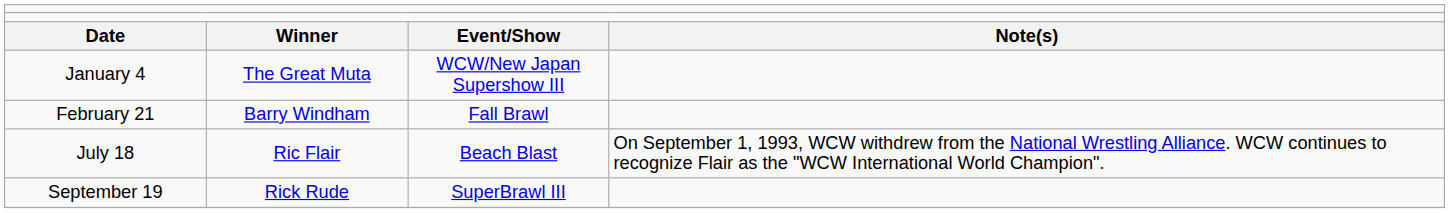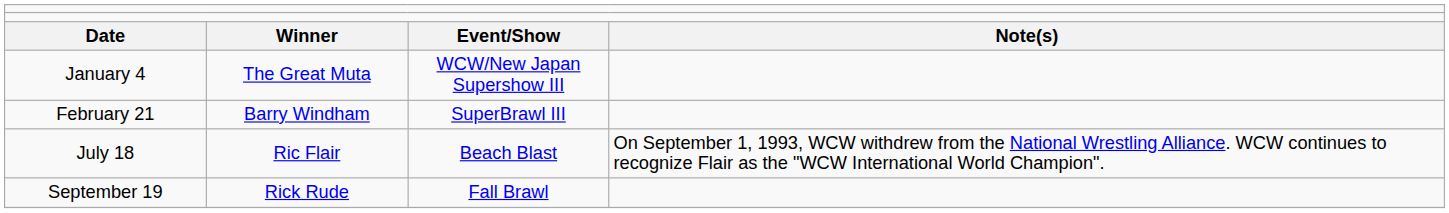(508, 114) Fall Brawl -> (508, 114) SuperBrawl III
(508, 192) SuperBrawl III -> (508, 192) Fall Brawl
